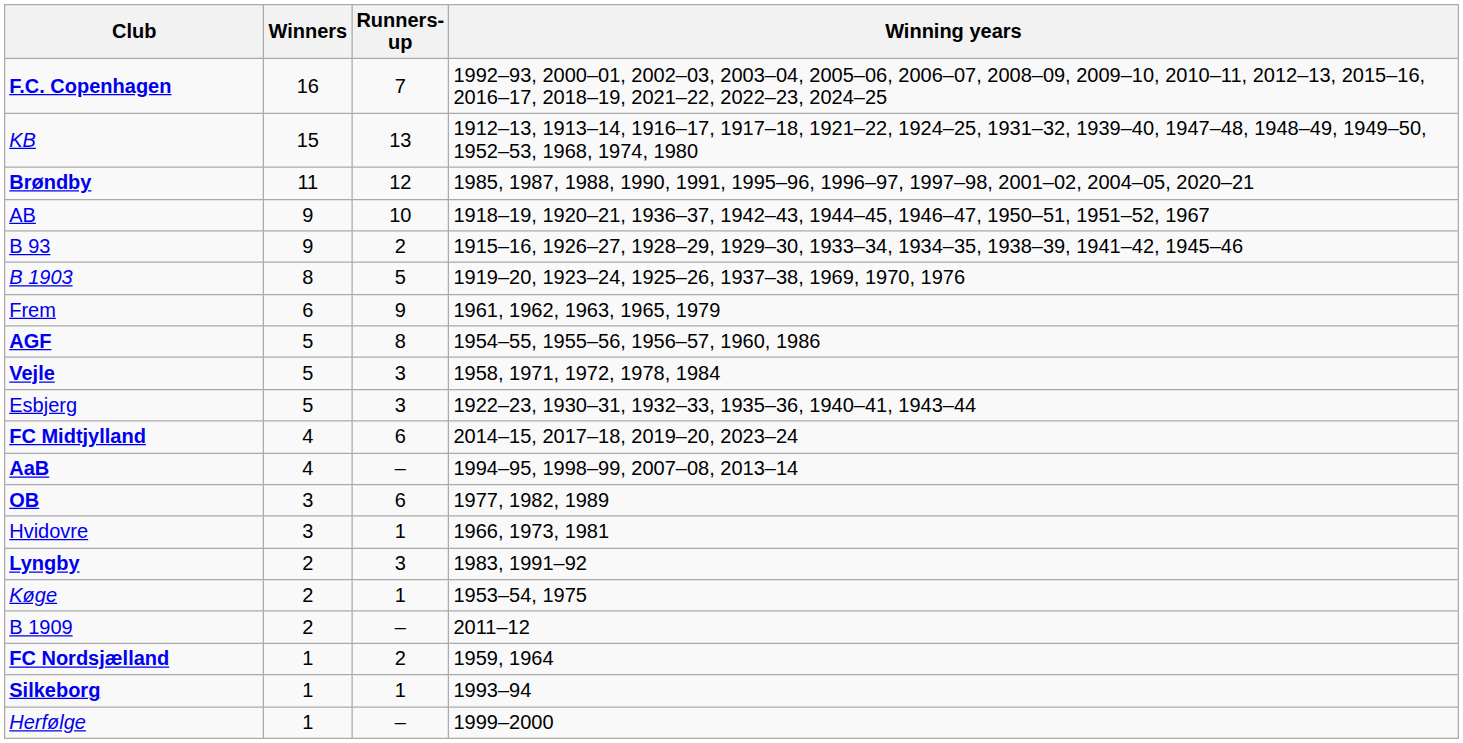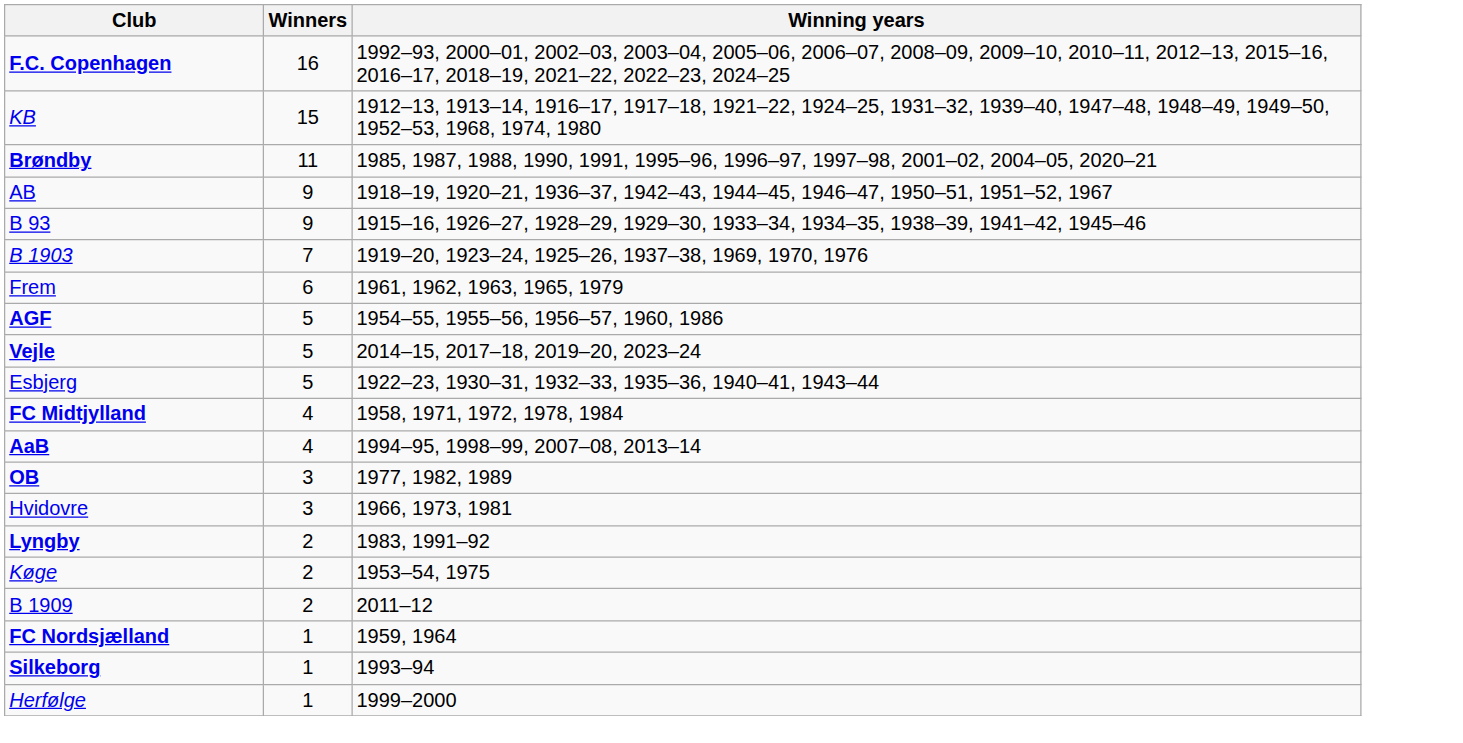- column: (400, 31)
(308, 278) 8 -> (308, 255) 7
(587, 373) 1958, 1971, 1972, 1978, 1984 -> (529, 350) 2014–15, 2017–18, 2019–20, 2023–24
(626, 436) 2014–15, 2017–18, 2019–20, 2023–24 -> (490, 414) 1958, 1971, 1972, 1978, 1984
